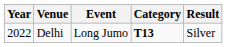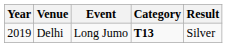(19, 33) 2022 -> (19, 33) 2019
